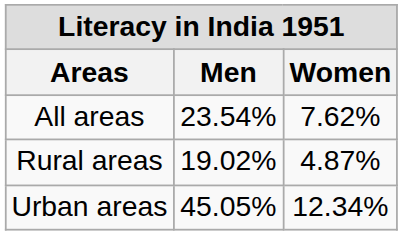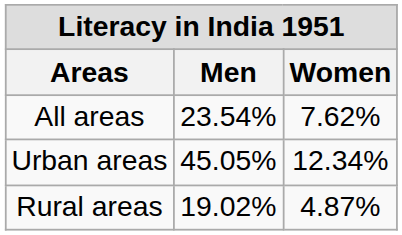rows swapped: (89, 161) <-> (89, 206)
